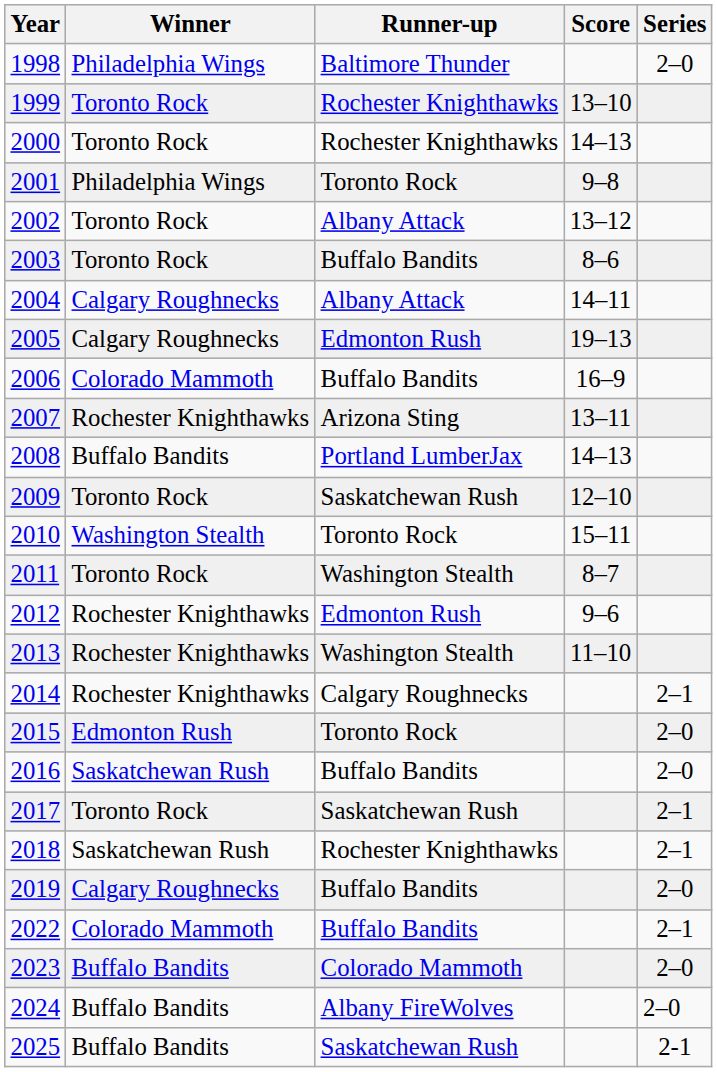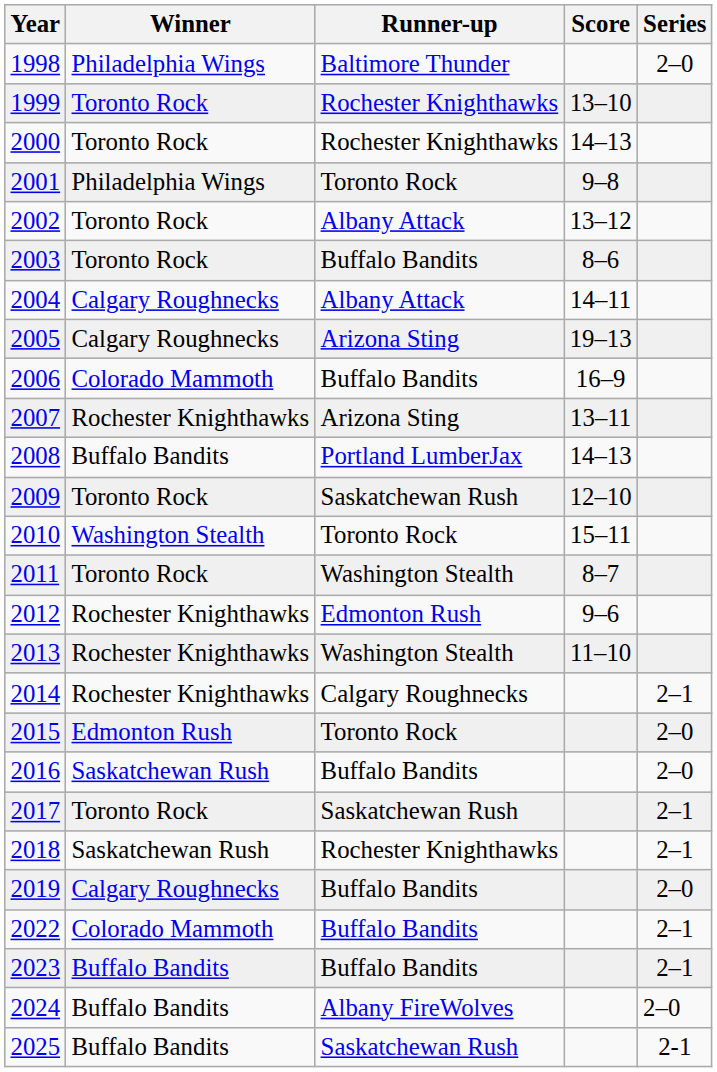(401, 338) Edmonton Rush -> (390, 338) Arizona Sting
(422, 968) Colorado Mammoth -> (399, 968) Buffalo Bandits
(675, 968) 2–0 -> (675, 968) 2–1
